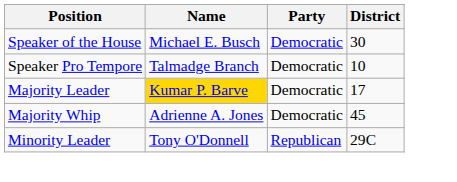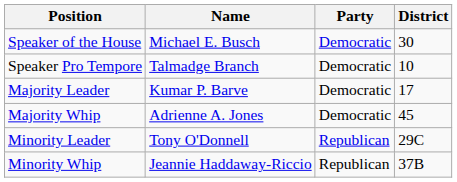(199, 90) gold background -> (199, 90) no background
+ row: (55, 164)
